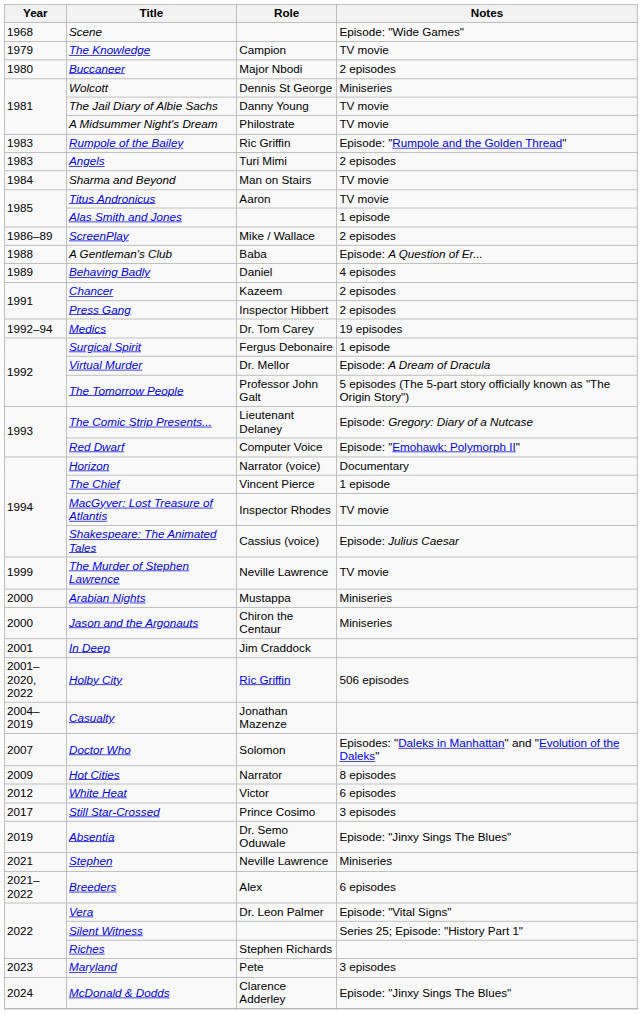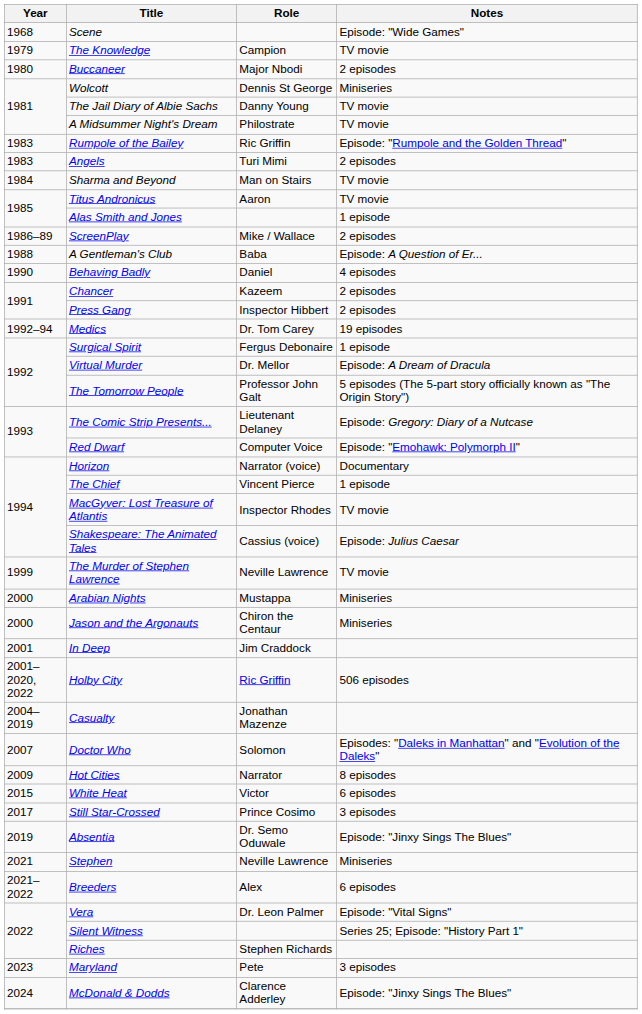(20, 273) 1989 -> (20, 273) 1990
(20, 793) 2012 -> (20, 793) 2015
